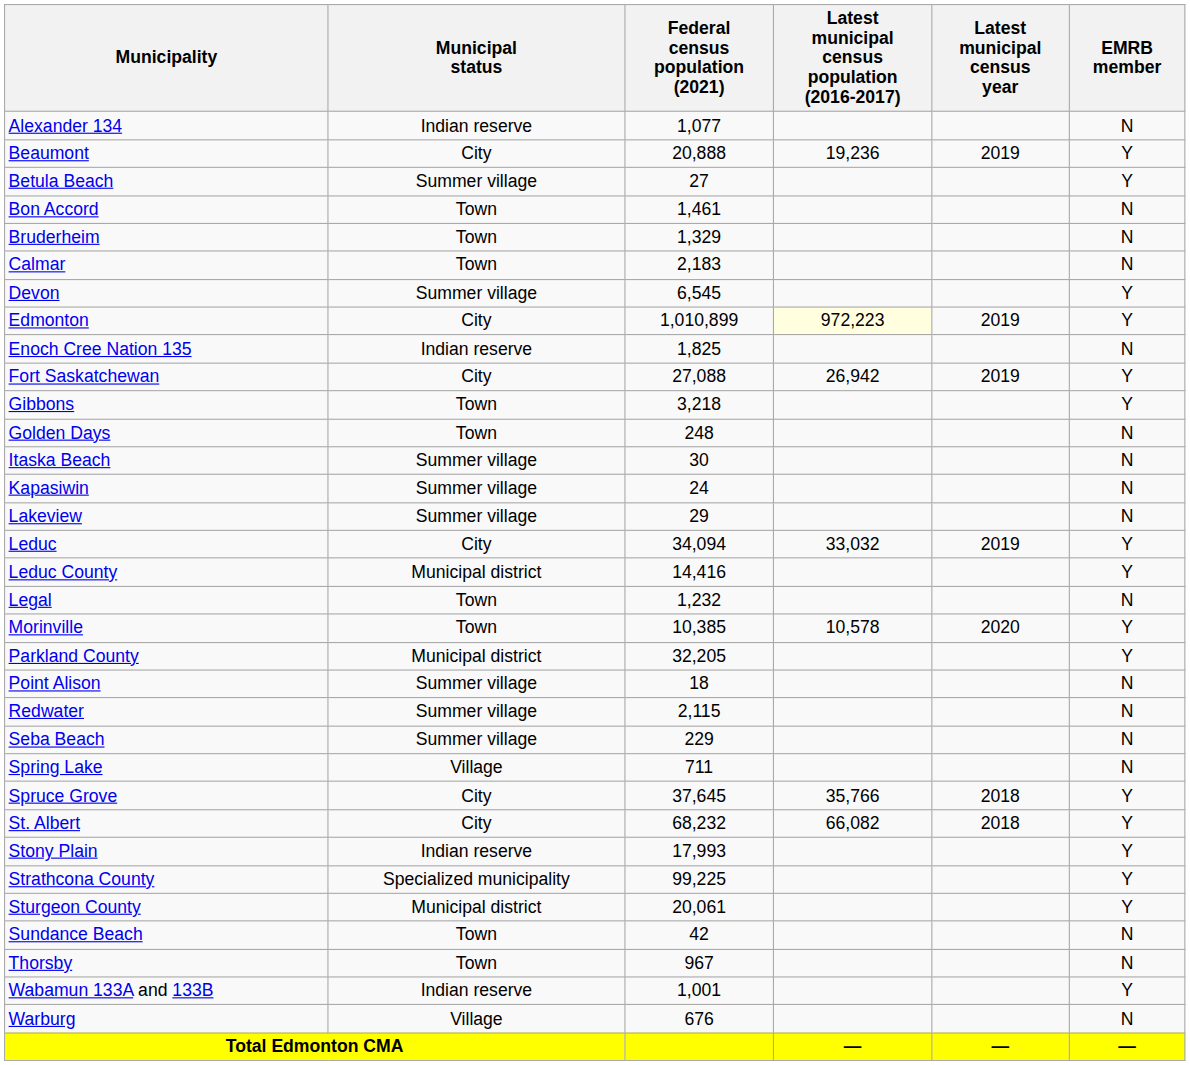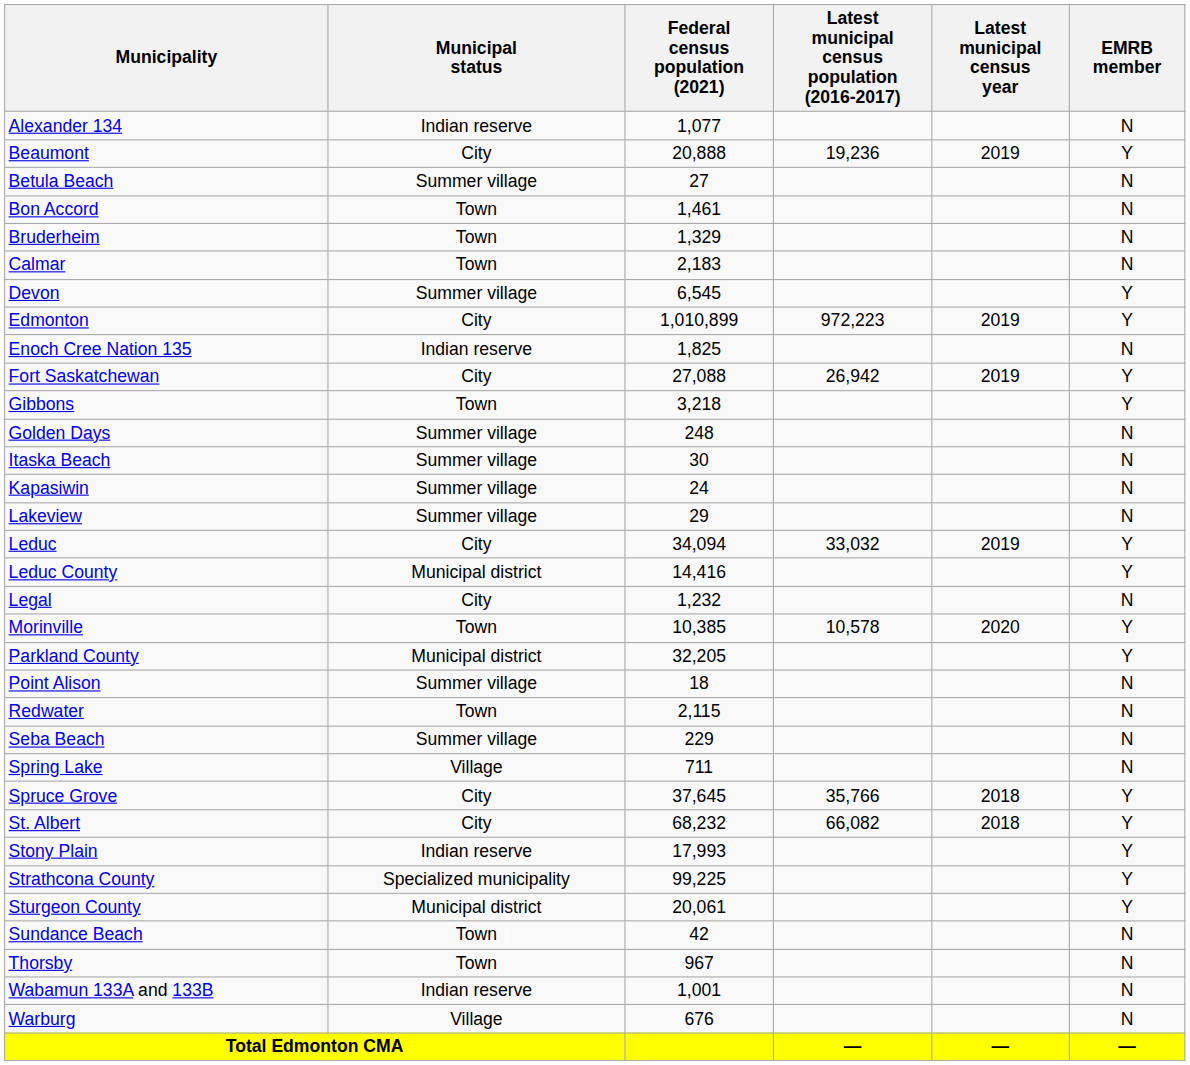(1127, 181) Y -> (1127, 181) N
(853, 320) lightyellow background -> (853, 320) no background
(476, 432) Town -> (476, 432) Summer village
(476, 600) Town -> (476, 600) City
(476, 711) Summer village -> (476, 711) Town
(1127, 990) Y -> (1127, 990) N
